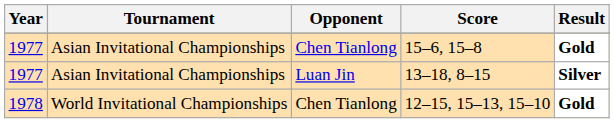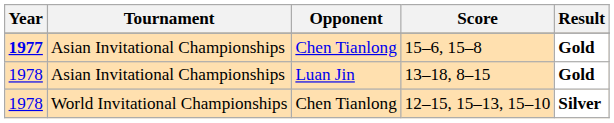(26, 47) normal -> (26, 47) bold
(26, 75) 1977 -> (26, 75) 1978
(580, 75) Silver -> (576, 75) Gold
(576, 103) Gold -> (580, 103) Silver
